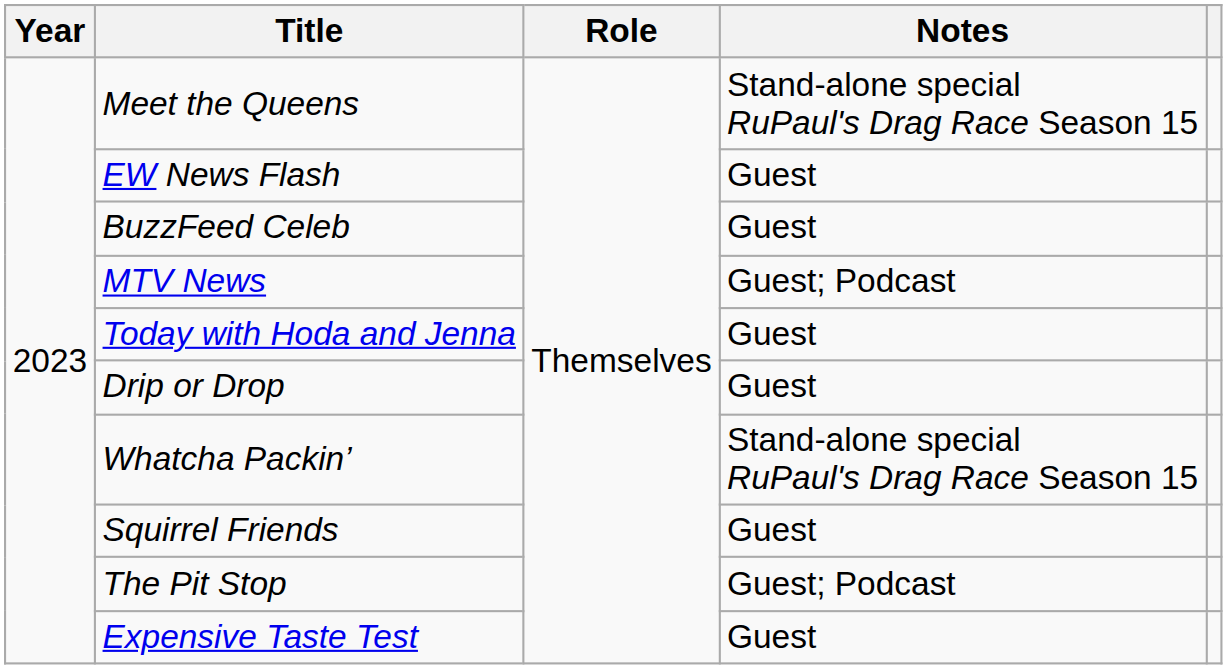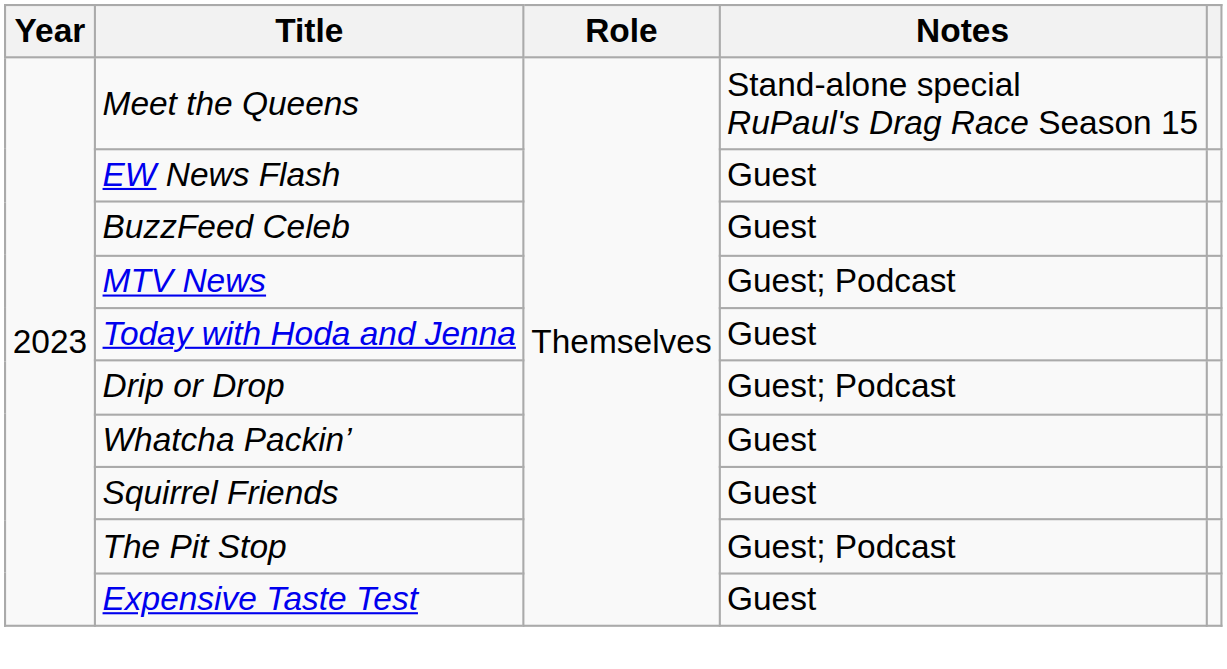(772, 386) Guest -> (841, 386) Guest; Podcast
(963, 458) Stand-alone special RuPaul's Drag Race Season 15 -> (772, 439) Guest
